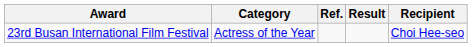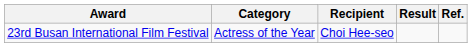columns swapped: (427, 14) <-> (332, 14)
